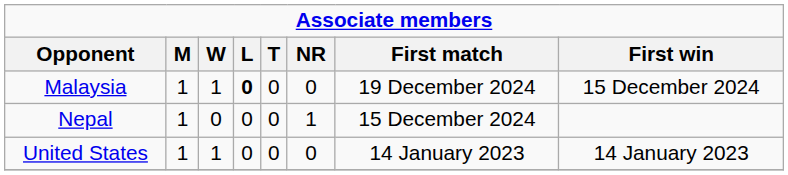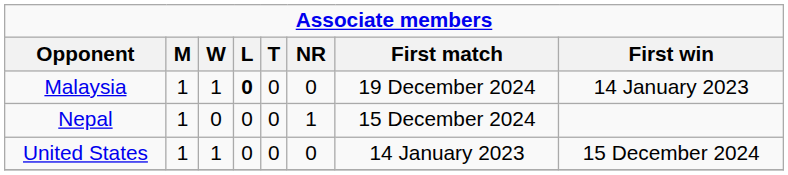(671, 86) 15 December 2024 -> (671, 86) 14 January 2023
(671, 152) 14 January 2023 -> (671, 152) 15 December 2024
